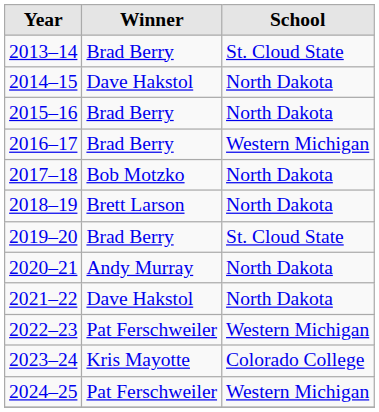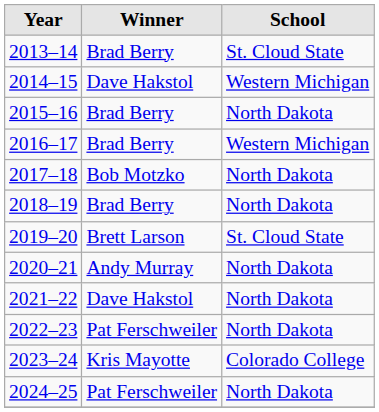(279, 81) North Dakota -> (298, 81) Western Michigan
(135, 205) Brett Larson -> (130, 205) Brad Berry
(130, 236) Brad Berry -> (135, 236) Brett Larson
(298, 329) Western Michigan -> (279, 329) North Dakota
(298, 391) Western Michigan -> (279, 391) North Dakota
